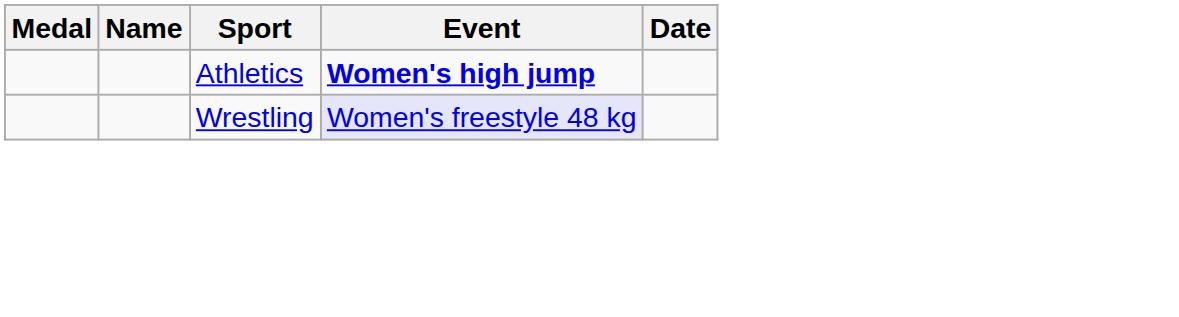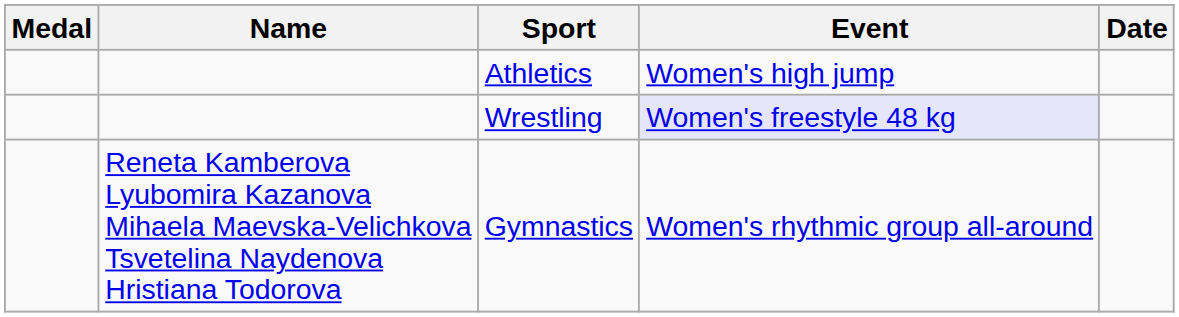(461, 73) bold -> (770, 73) normal
+ row: (559, 226)
